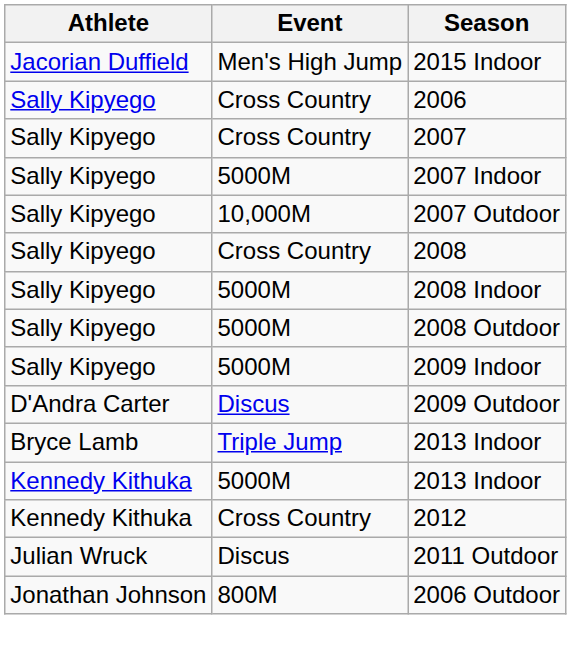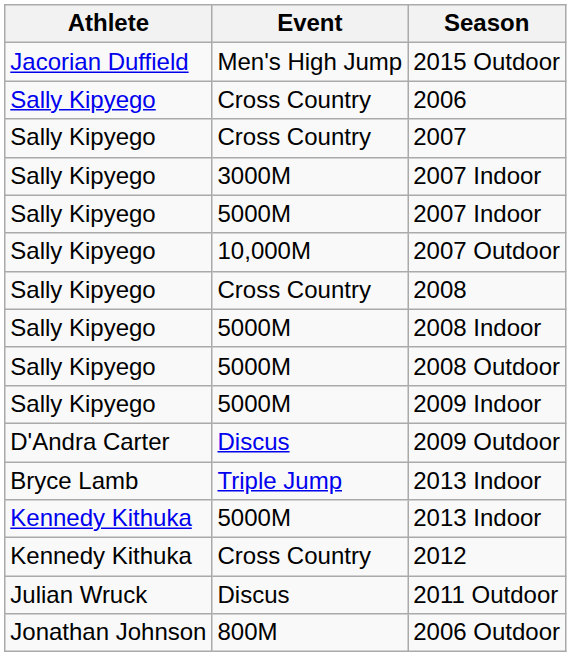+ row: (310, 61)
- row: (310, 61)
+ row: (254, 175)
